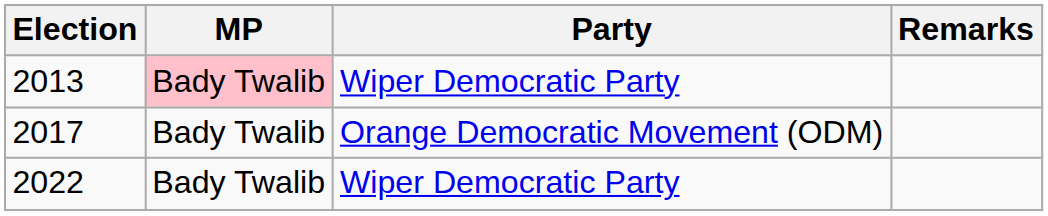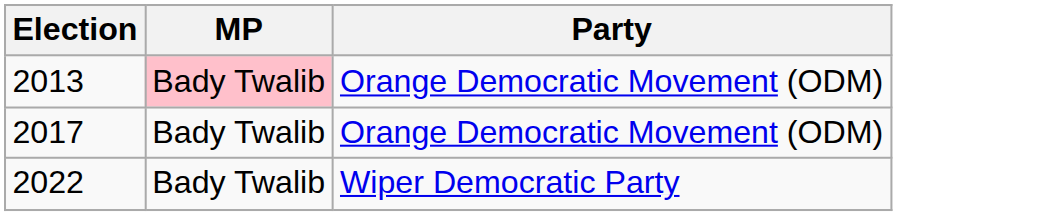- column: (966, 30)
(510, 81) Wiper Democratic Party -> (612, 81) Orange Democratic Movement (ODM)
